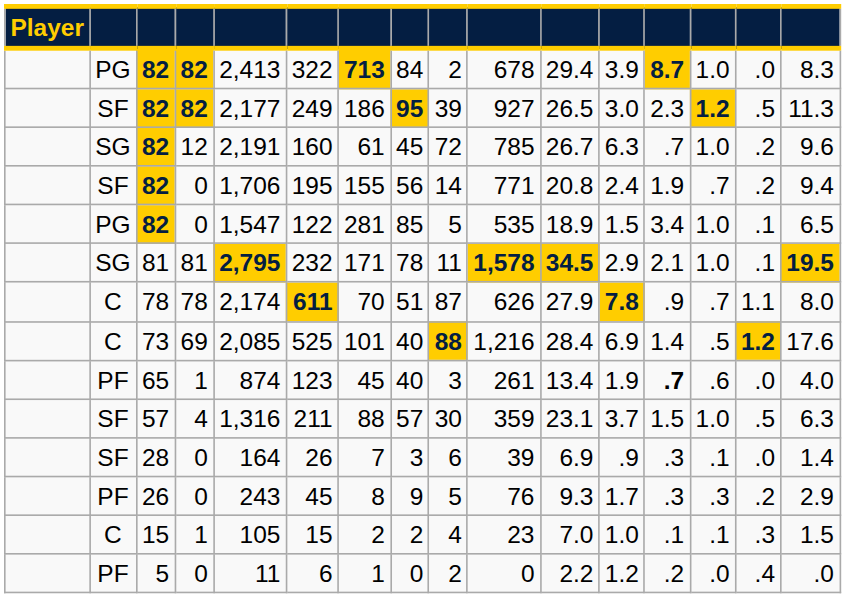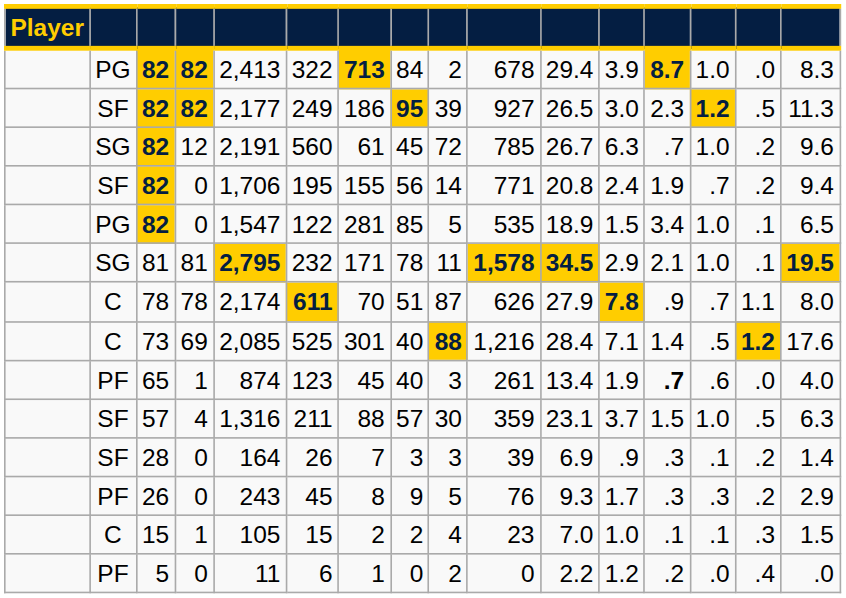(312, 147) 160 -> (312, 147) 560
(364, 341) 101 -> (364, 341) 301
(622, 341) 6.9 -> (622, 341) 7.1
(455, 457) 6 -> (455, 457) 3
(765, 457) .0 -> (765, 457) .2
